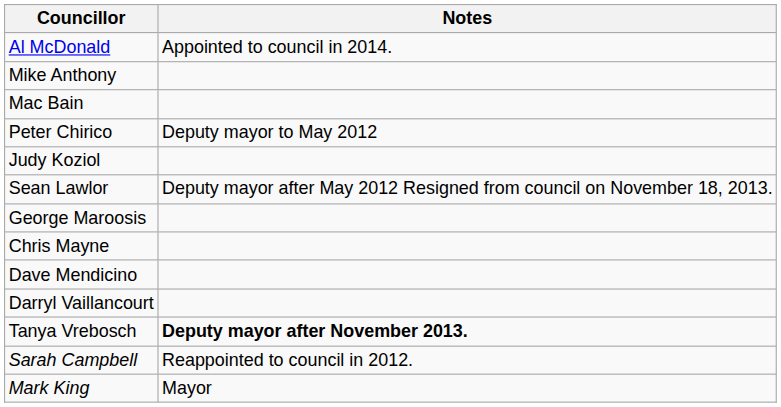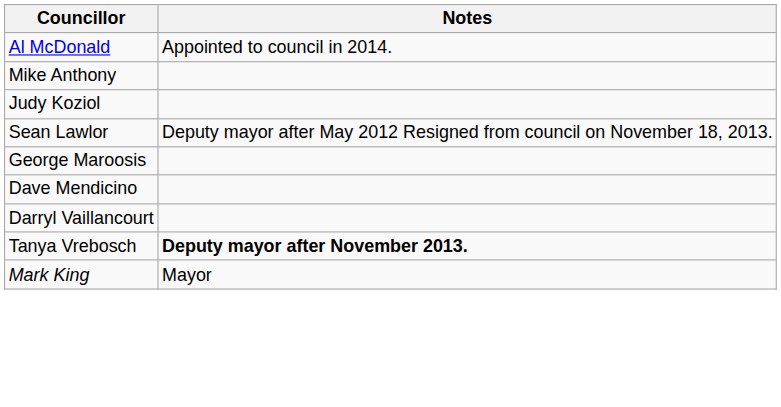- row: (46, 103)
- row: (60, 132)
- row: (59, 246)
- row: (73, 359)
